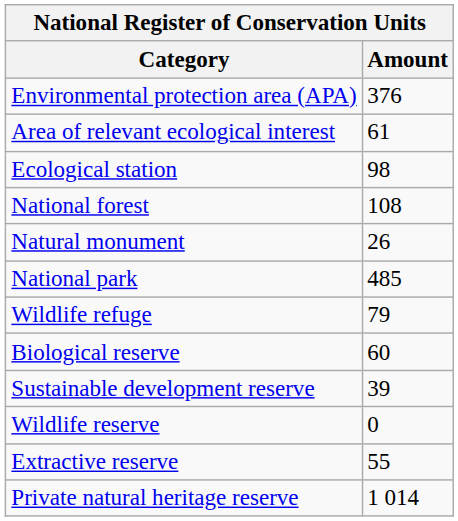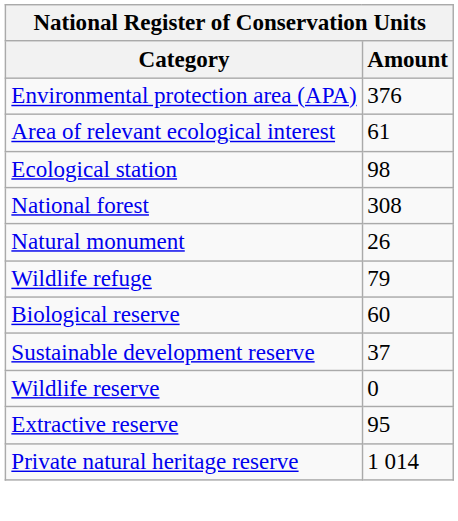(385, 205) 108 -> (385, 205) 308
- row: (74, 278)
(379, 388) 39 -> (379, 351) 37
(379, 461) 55 -> (379, 424) 95
